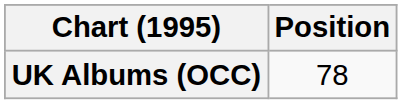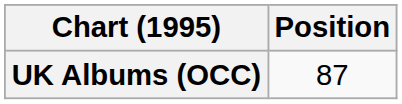(332, 74) 78 -> (332, 74) 87
